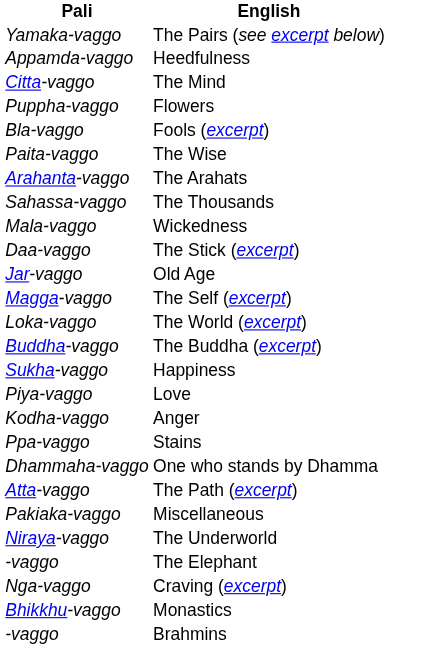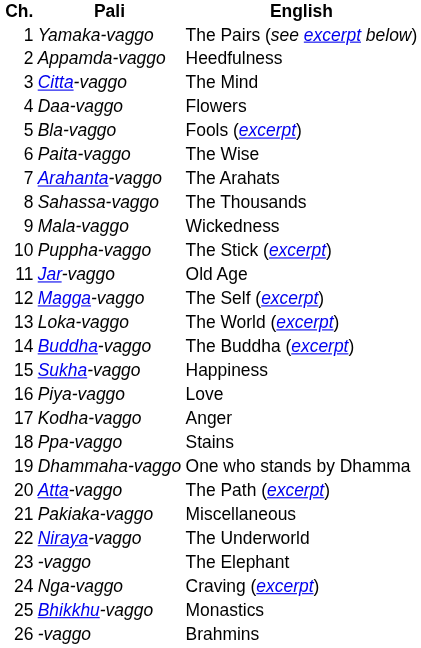+ column: (19, 11)
(62, 106) Puppha-vaggo -> (80, 106) Daa-vaggo
(48, 250) Daa-vaggo -> (94, 250) Puppha-vaggo
